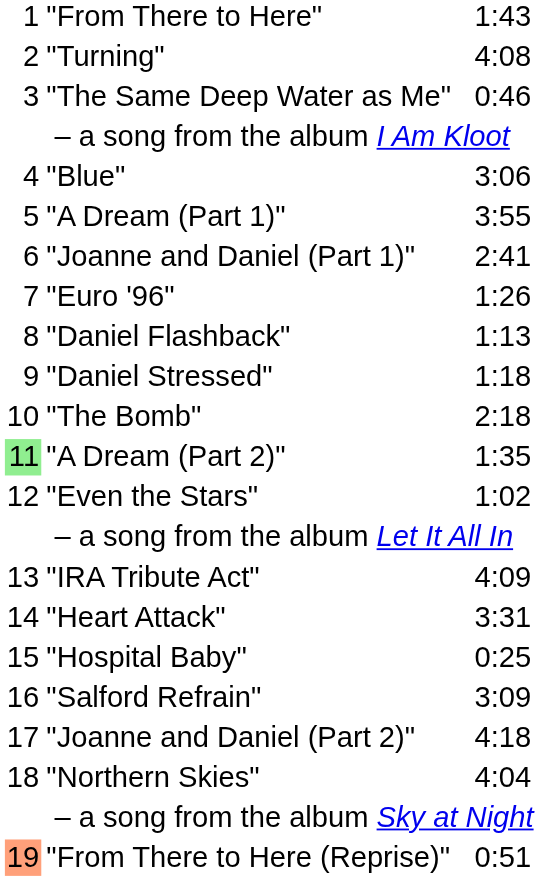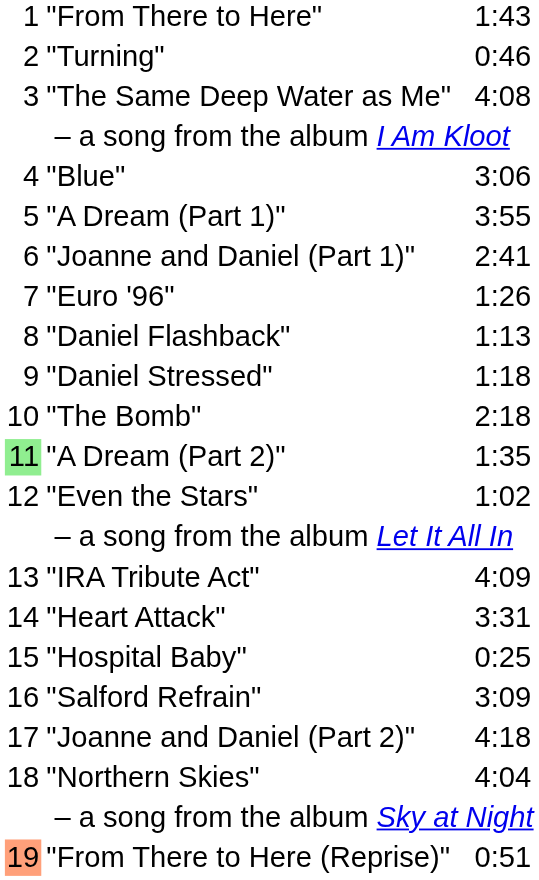(503, 56) 4:08 -> (503, 56) 0:46
(503, 96) 0:46 -> (503, 96) 4:08
